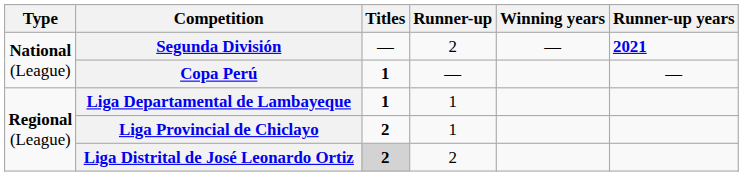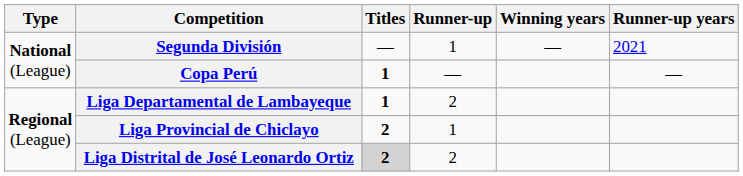(453, 46) 2 -> (453, 46) 1
(630, 46) bold -> (630, 46) normal
(453, 102) 1 -> (453, 102) 2
